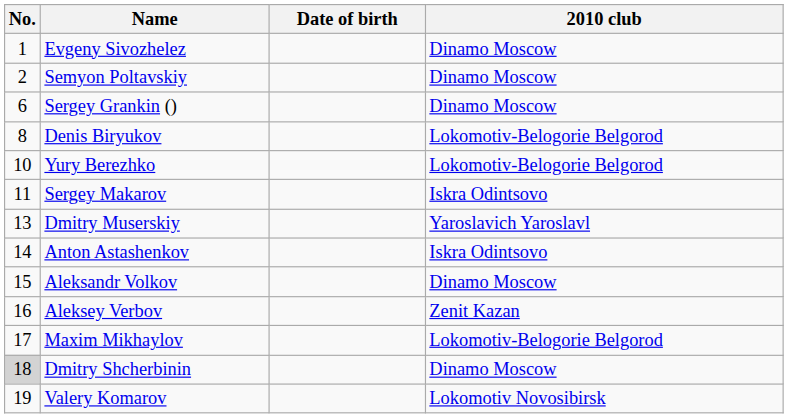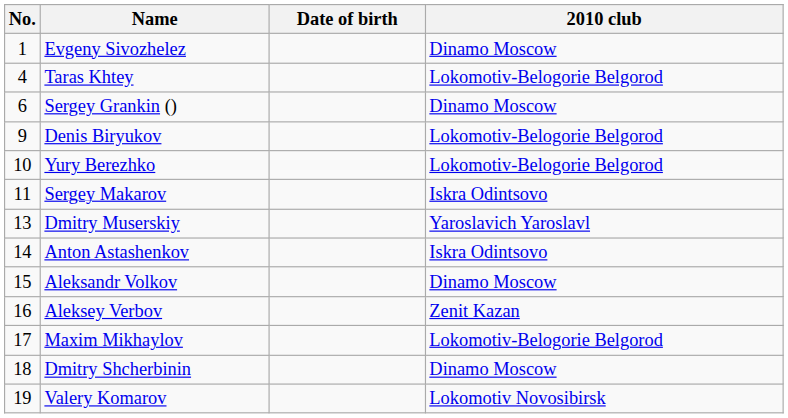- row: (116, 77)
+ row: (89, 77)
(22, 135) 8 -> (22, 135) 9
(22, 369) lightgrey background -> (22, 369) no background
